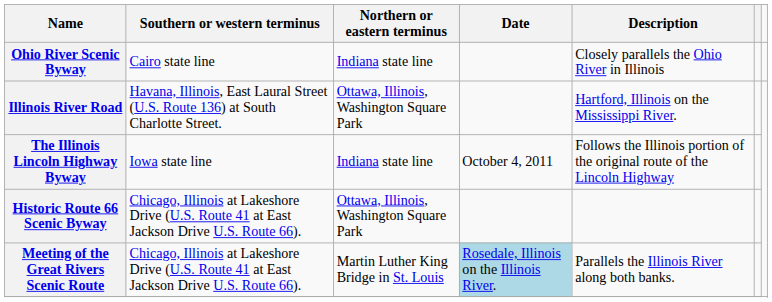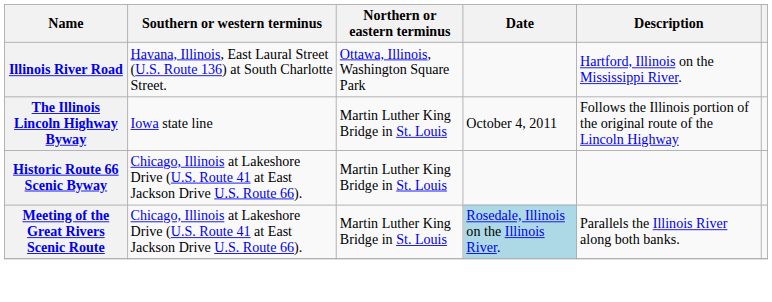- row: (65, 61)
(385, 161) Indiana state line -> (395, 123) Martin Luther King Bridge in St. Louis
(391, 215) Ottawa, Illinois, Washington Square Park -> (395, 177) Martin Luther King Bridge in St. Louis
